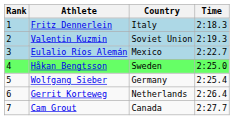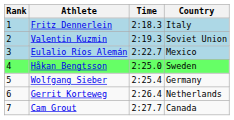columns swapped: (162, 11) <-> (212, 11)
